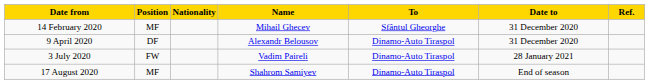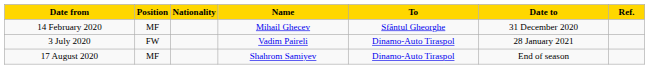- row: (69, 42)
